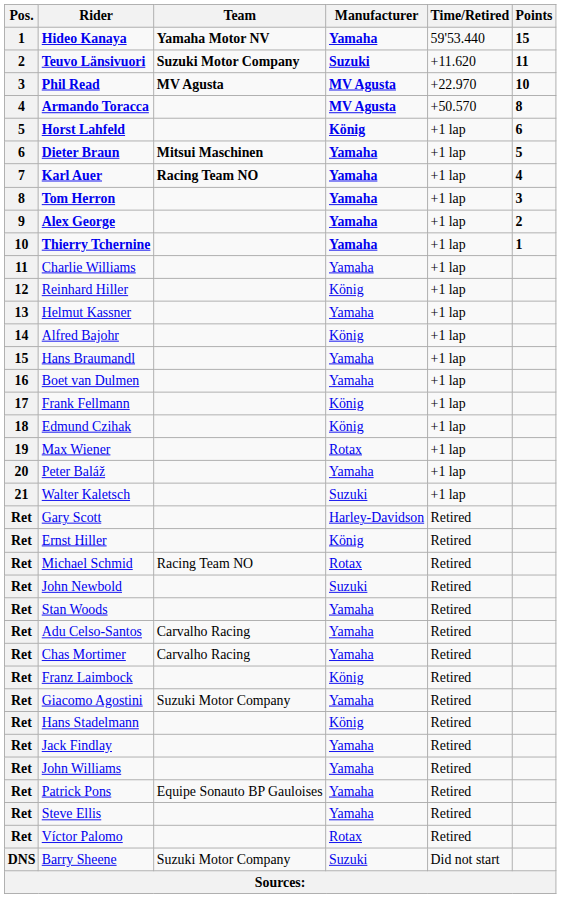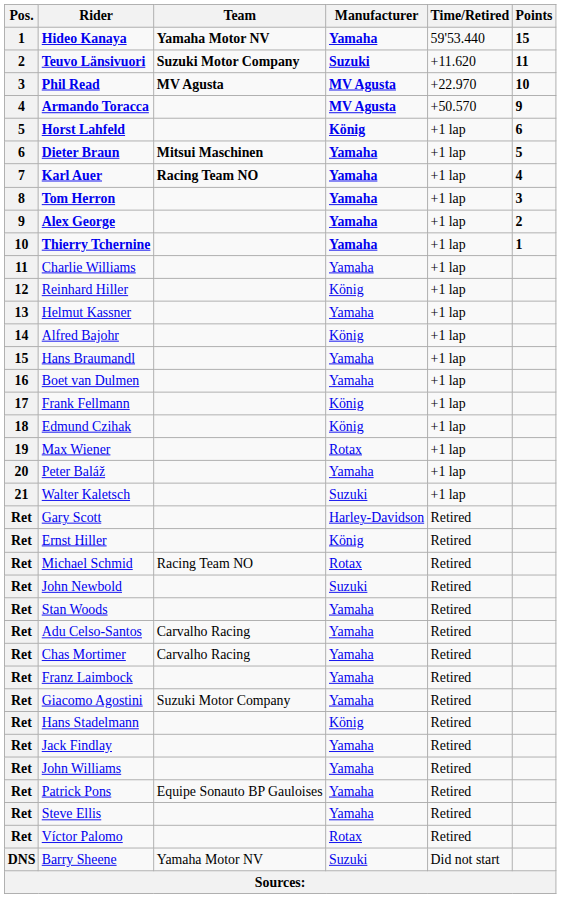(519, 107) 8 -> (519, 107) 9
(346, 677) König -> (351, 677) Yamaha
(224, 859) Suzuki Motor Company -> (210, 859) Yamaha Motor NV
